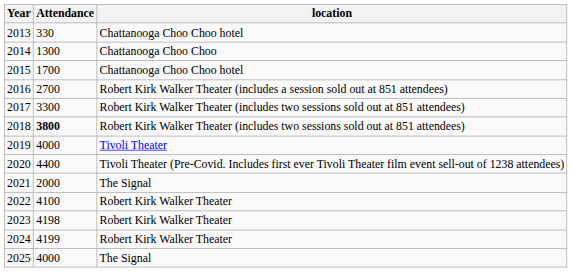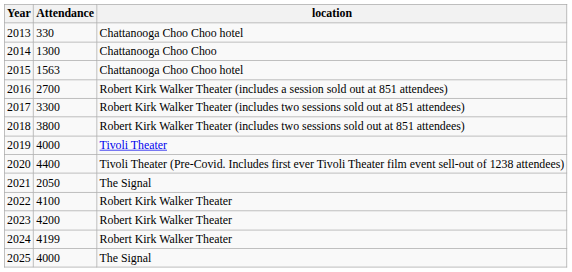(48, 70) 1700 -> (48, 70) 1563
(48, 126) bold -> (48, 126) normal
(48, 182) 2000 -> (48, 182) 2050
(48, 220) 4198 -> (48, 220) 4200
